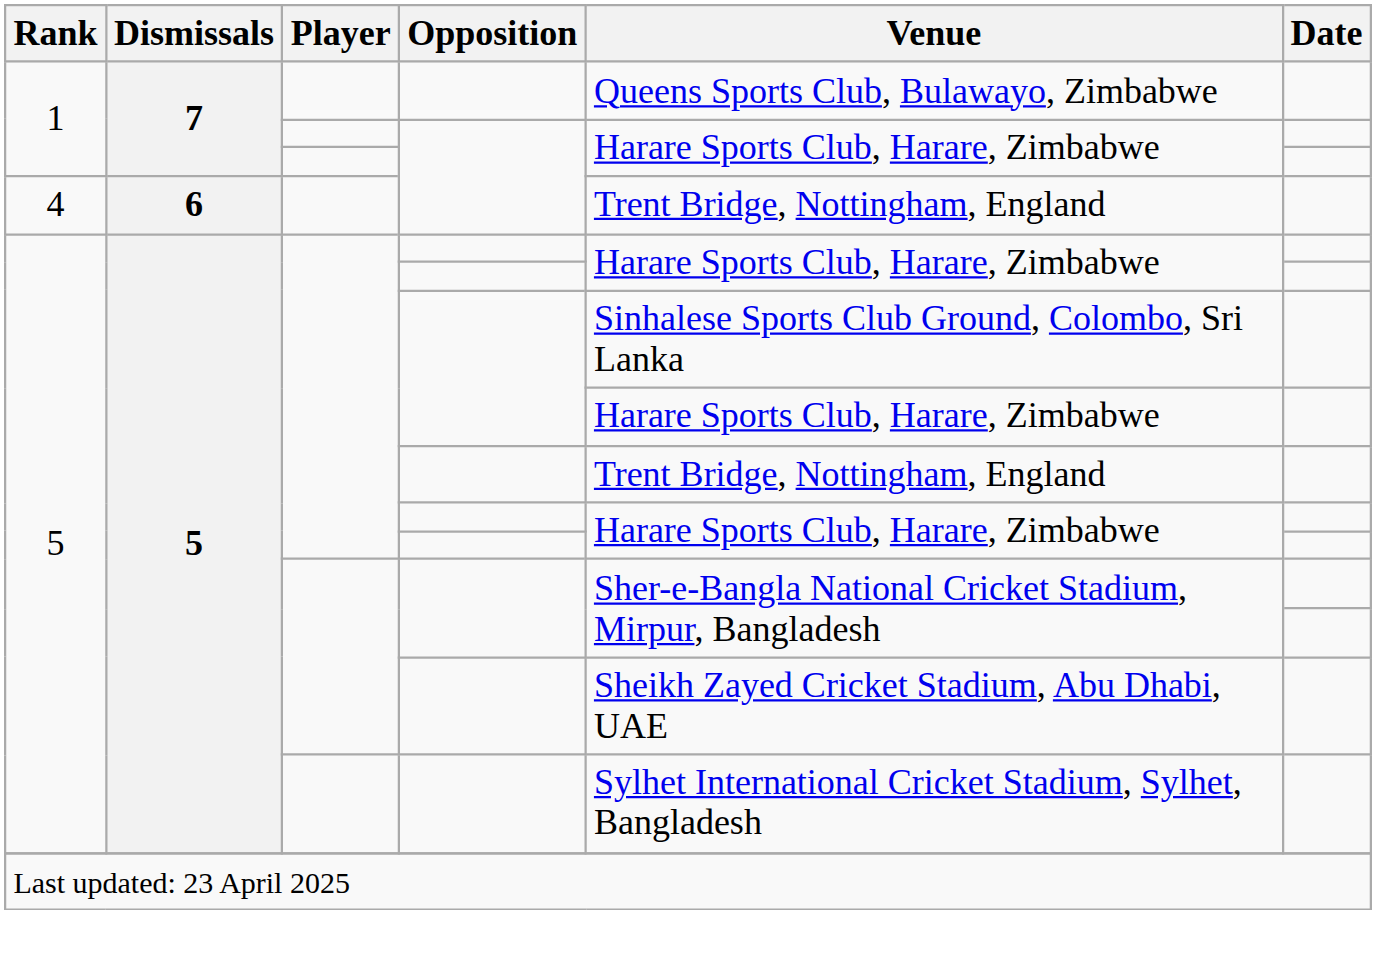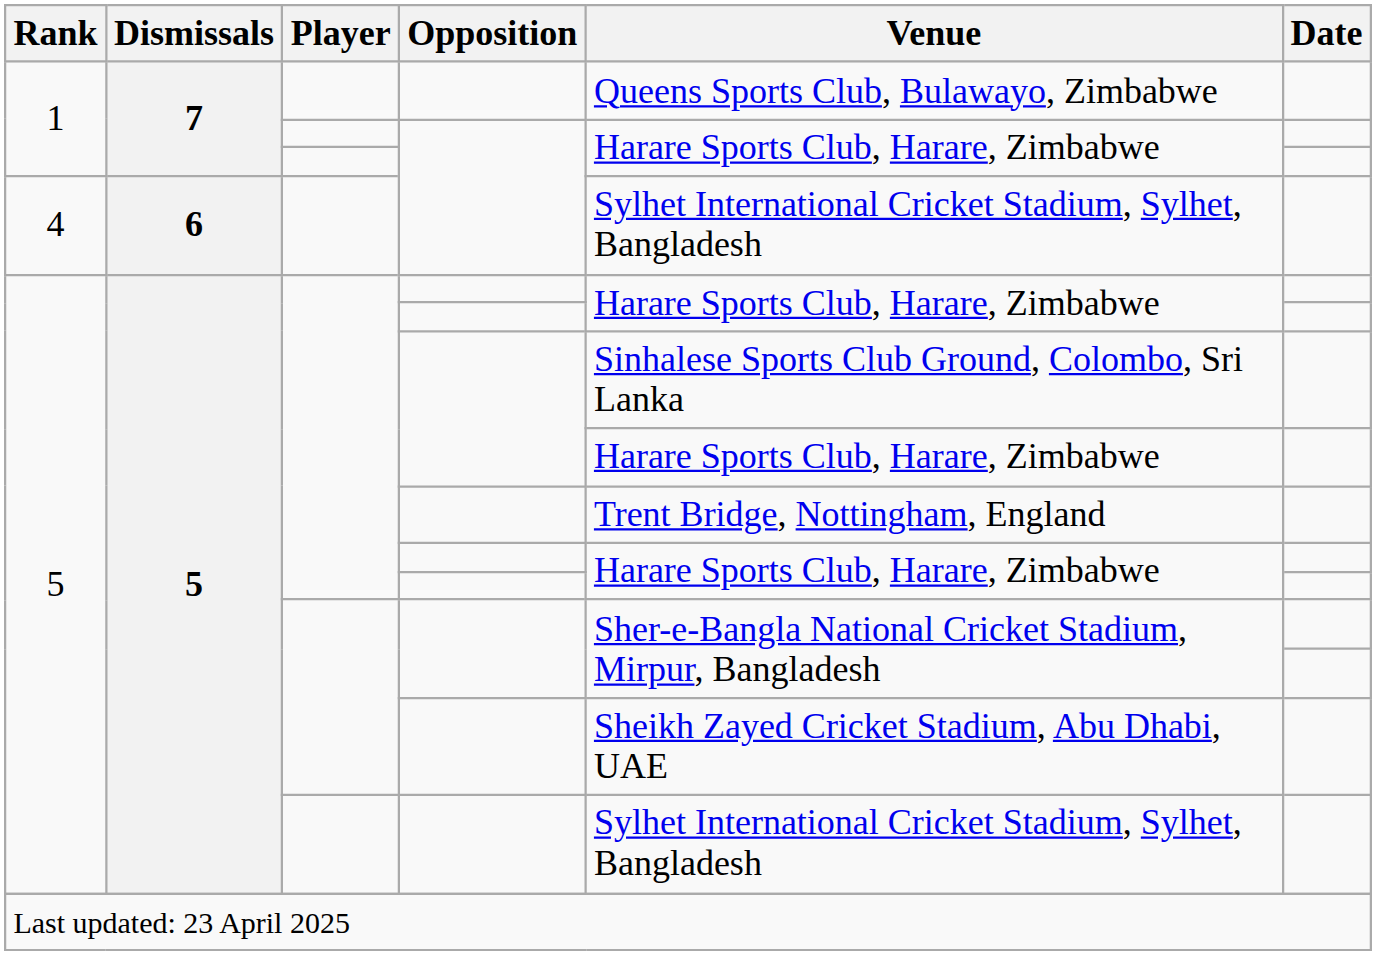(850, 204) Trent Bridge, Nottingham, England -> (918, 224) Sylhet International Cricket Stadium, Sylhet, Bangladesh
